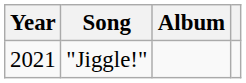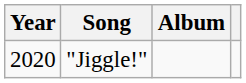(33, 58) 2021 -> (33, 58) 2020
